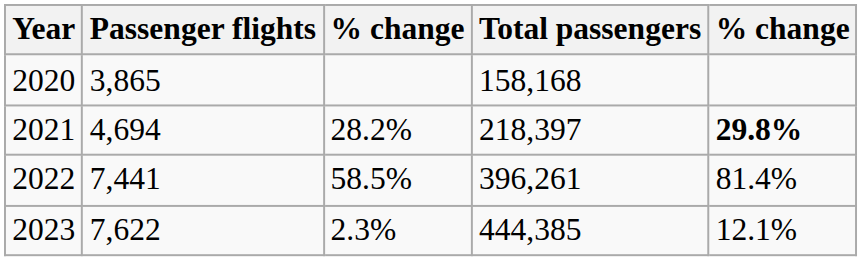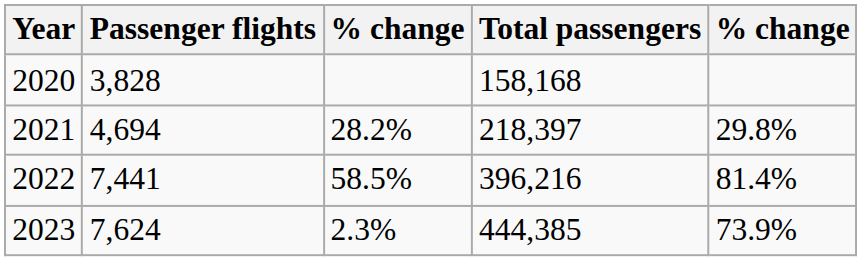(125, 79) 3,865 -> (125, 79) 3,828
(759, 129) bold -> (756, 129) normal
(530, 179) 396,261 -> (530, 179) 396,216
(125, 229) 7,622 -> (125, 229) 7,624
(756, 229) 12.1% -> (756, 229) 73.9%
